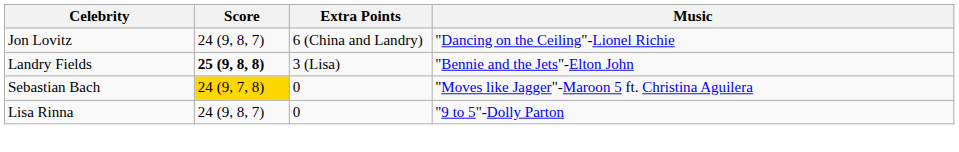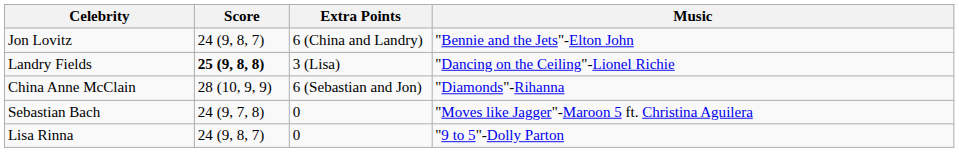(555, 40) "Dancing on the Ceiling"-Lionel Richie -> (535, 40) "Bennie and the Jets"-Elton John
(535, 64) "Bennie and the Jets"-Elton John -> (555, 64) "Dancing on the Ceiling"-Lionel Richie
+ row: (72, 87)
(231, 87) gold background -> (231, 111) no background
